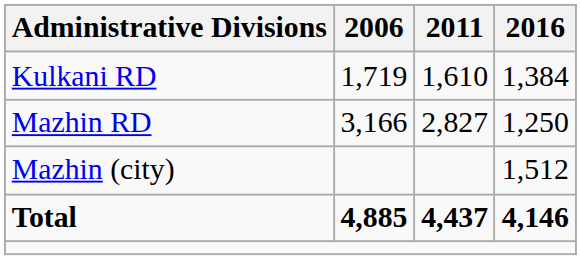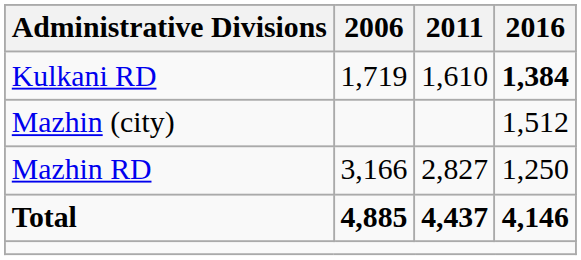(535, 75) normal -> (535, 75) bold
rows swapped: (82, 122) <-> (93, 169)
